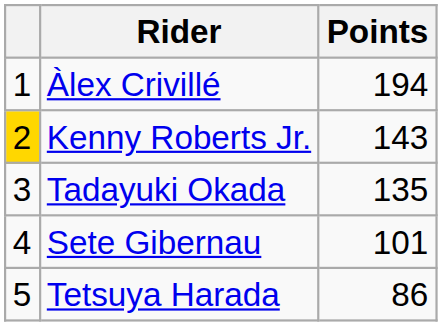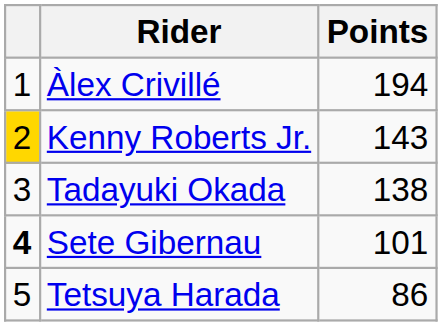(401, 190) 135 -> (401, 190) 138
(22, 242) normal -> (22, 242) bold
